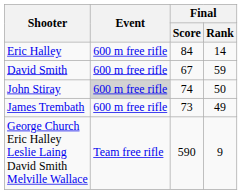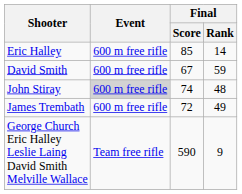(187, 51) 84 -> (187, 51) 85
(220, 88) 50 -> (220, 88) 48
(187, 107) 73 -> (187, 107) 72
